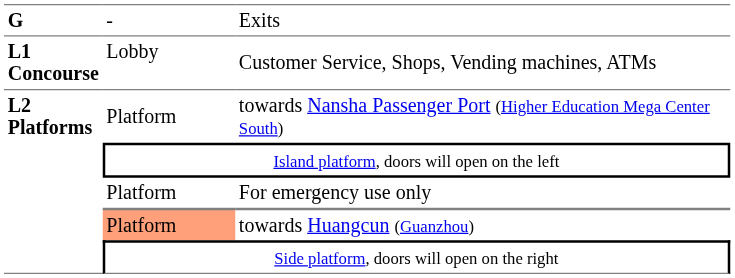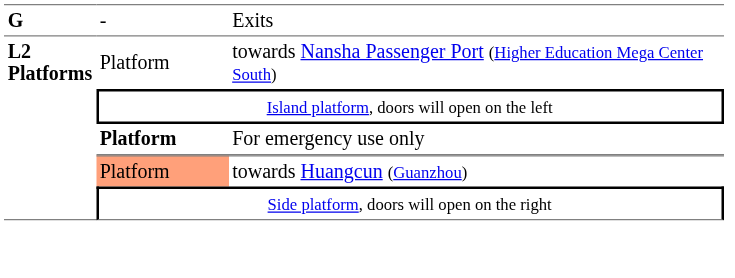- row: (448, 62)
(141, 192) normal -> (138, 138) bold
